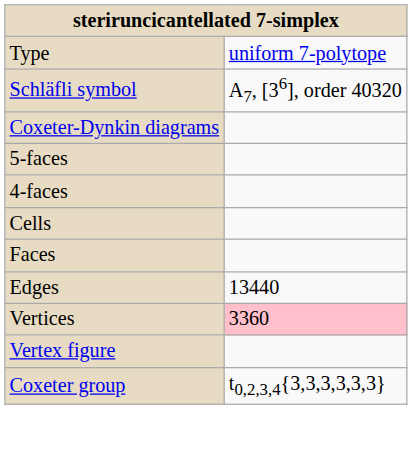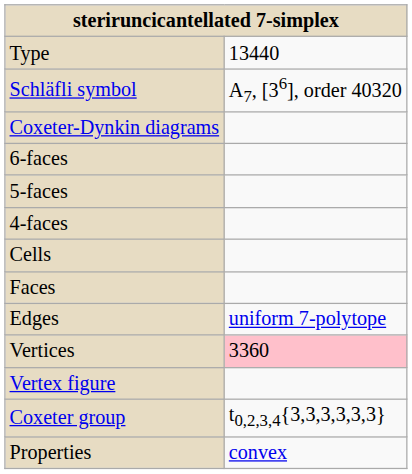(307, 52) uniform 7-polytope -> (254, 52) 13440
+ row: (39, 159)
(254, 287) 13440 -> (307, 319) uniform 7-polytope
+ row: (50, 452)
